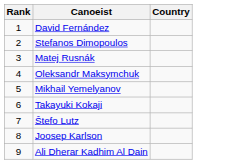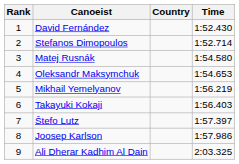+ column: (213, 12)
